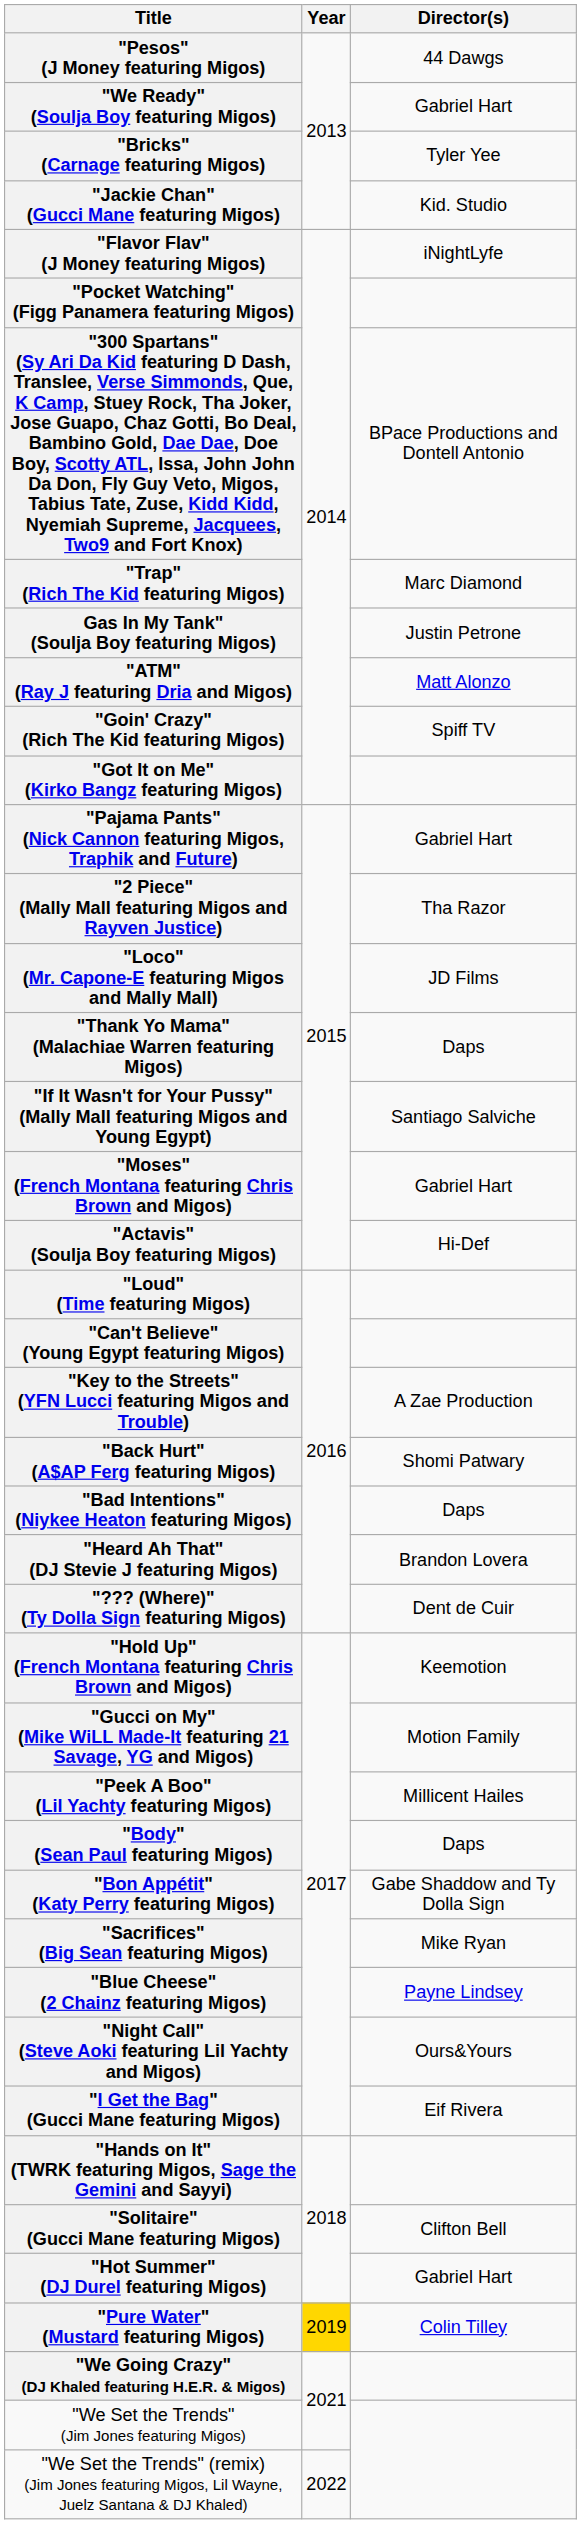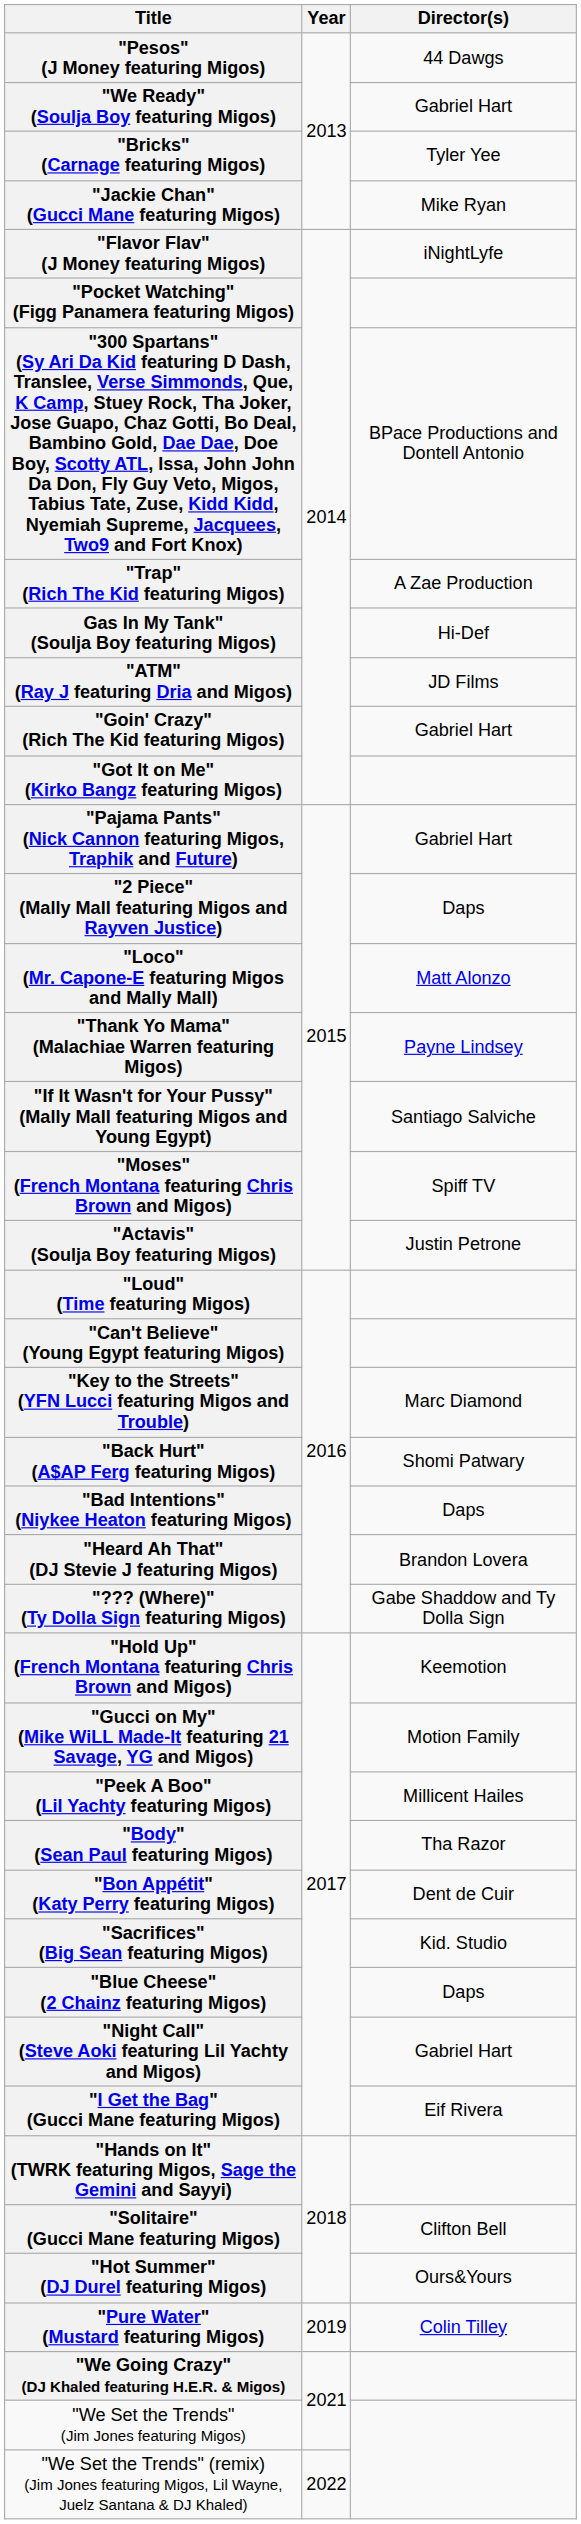(463, 204) Kid. Studio -> (463, 204) Mike Ryan
(463, 583) Marc Diamond -> (463, 583) A Zae Production
(463, 632) Justin Petrone -> (463, 632) Hi-Def
(463, 681) Matt Alonzo -> (463, 681) JD Films
(463, 730) Spiff TV -> (463, 730) Gabriel Hart
(463, 908) Tha Razor -> (463, 908) Daps
(463, 977) JD Films -> (463, 977) Matt Alonzo
(463, 1047) Daps -> (463, 1047) Payne Lindsey
(463, 1185) Gabriel Hart -> (463, 1185) Spiff TV
(463, 1245) Hi-Def -> (463, 1245) Justin Petrone
(463, 1402) A Zae Production -> (463, 1402) Marc Diamond
(463, 1608) Dent de Cuir -> (463, 1608) Gabe Shaddow and Ty Dolla Sign
(463, 1845) Daps -> (463, 1845) Tha Razor
(463, 1894) Gabe Shaddow and Ty Dolla Sign -> (463, 1894) Dent de Cuir
(463, 1943) Mike Ryan -> (463, 1943) Kid. Studio
(463, 1992) Payne Lindsey -> (463, 1992) Daps
(463, 2051) Ours&Yours -> (463, 2051) Gabriel Hart
(463, 2277) Gabriel Hart -> (463, 2277) Ours&Yours
(326, 2327) gold background -> (326, 2327) no background
